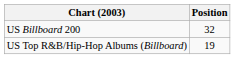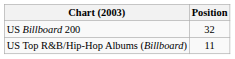(210, 45) 19 -> (210, 45) 11
